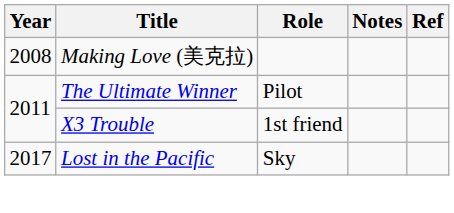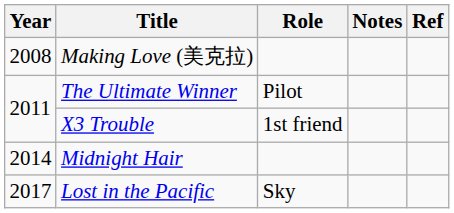+ row: (122, 158)
